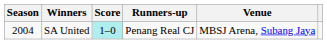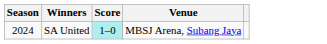- column: (160, 13)
(23, 30) 2004 -> (23, 30) 2024
